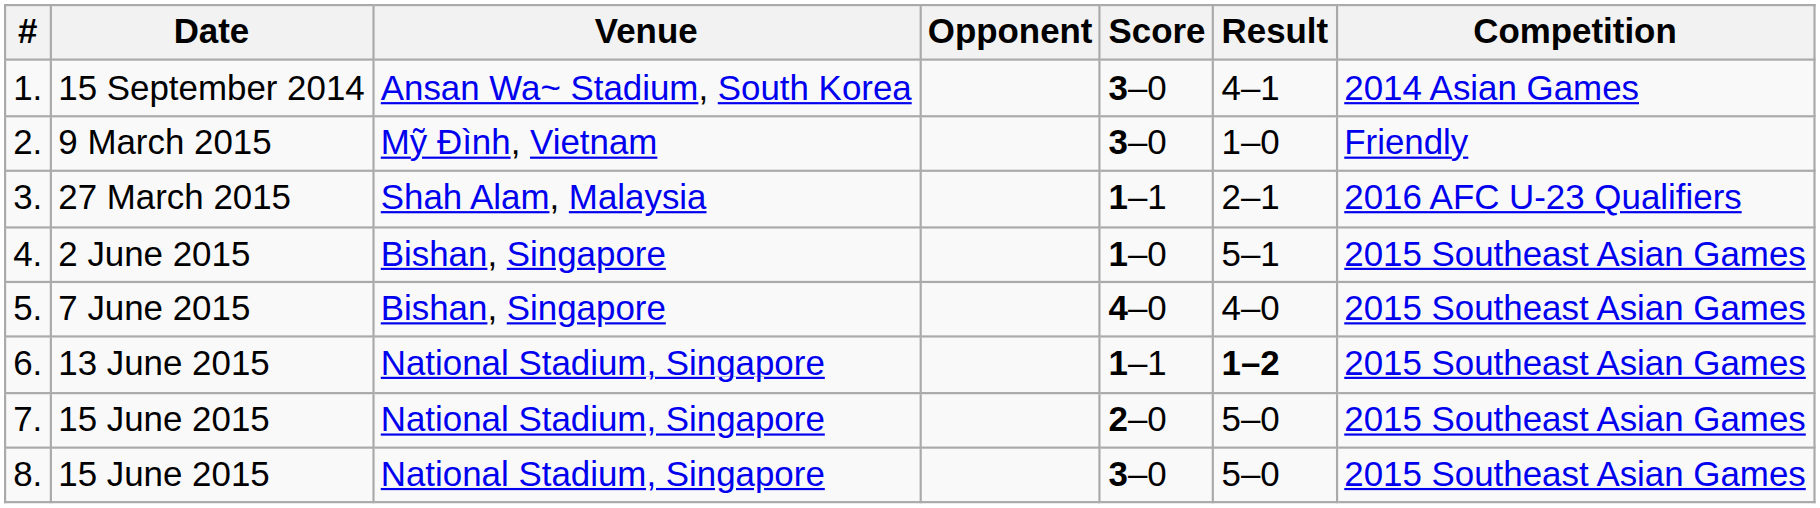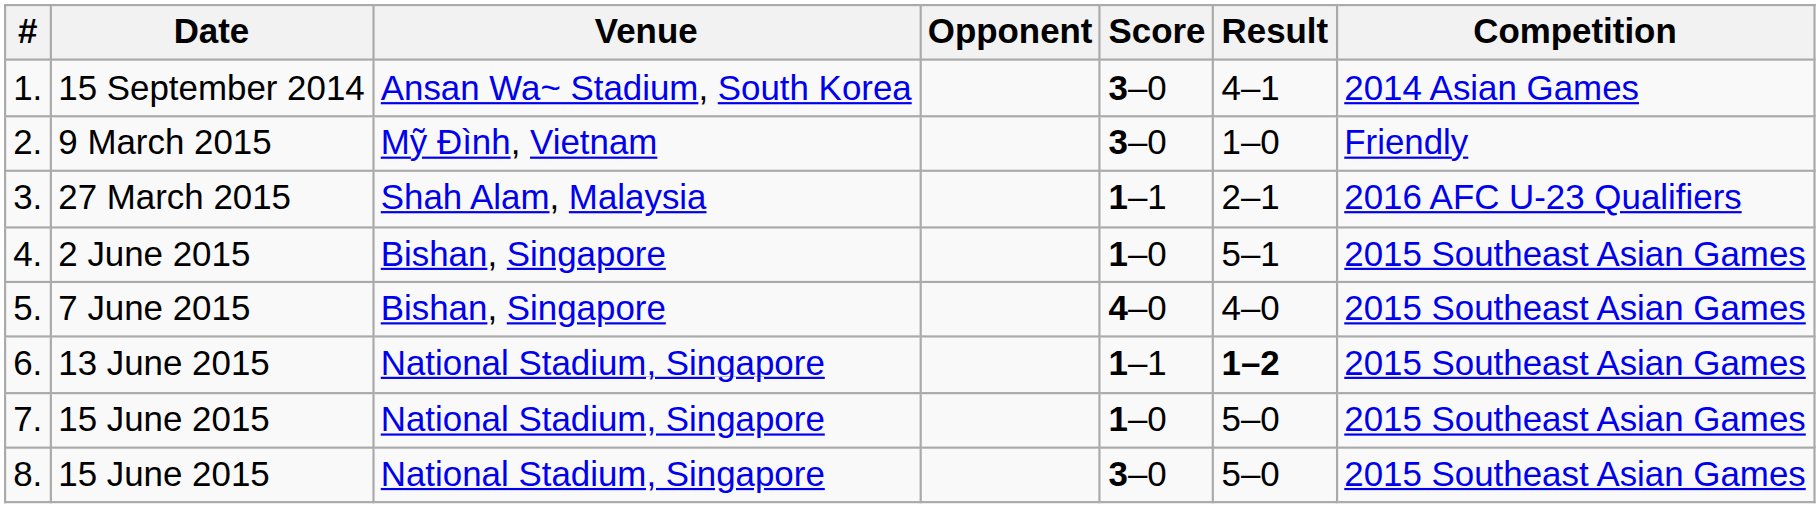(1138, 419) 2–0 -> (1138, 419) 1–0
